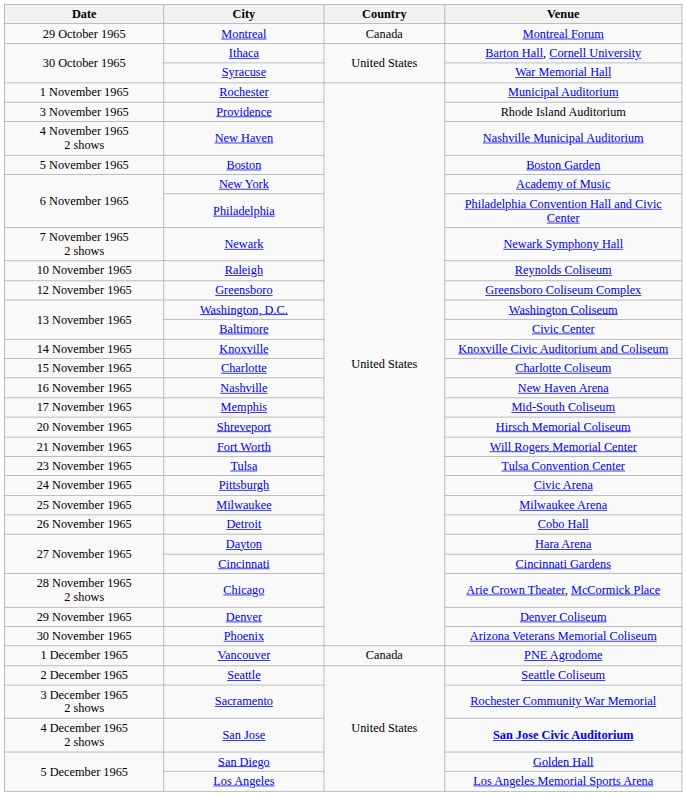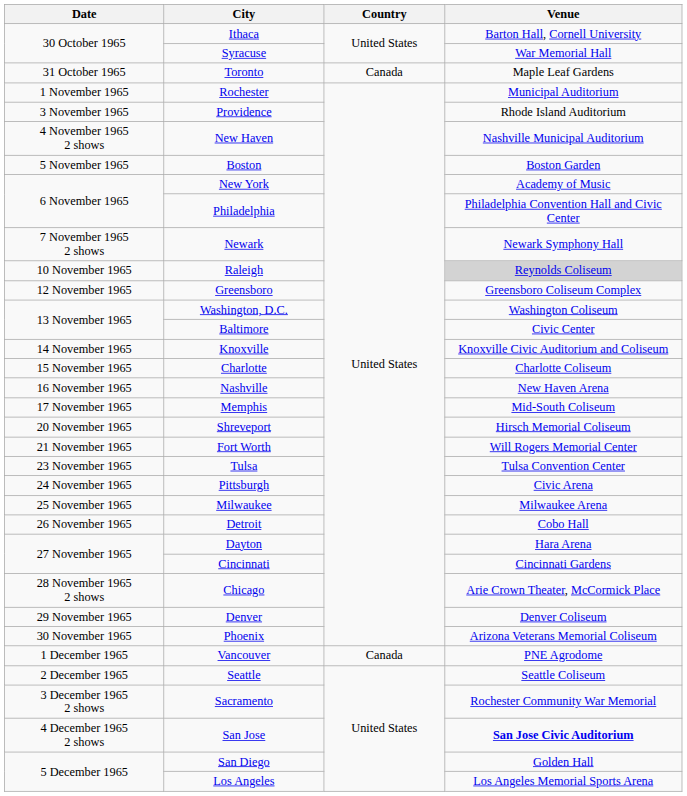- row: (244, 33)
+ row: (244, 72)
(563, 270) no background -> (563, 270) lightgrey background
